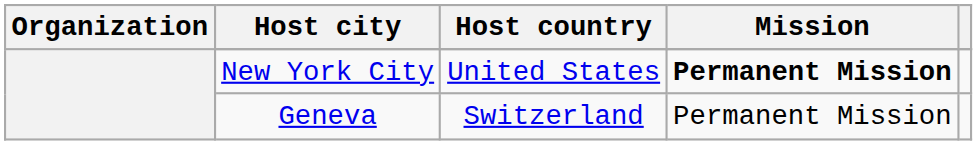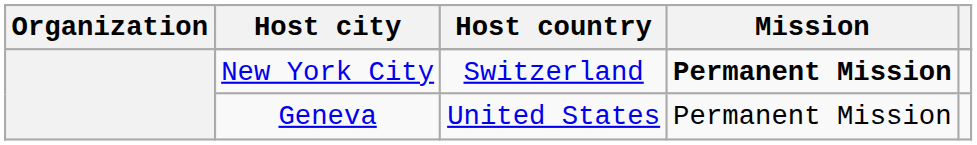(554, 72) United States -> (554, 72) Switzerland
(554, 116) Switzerland -> (554, 116) United States
